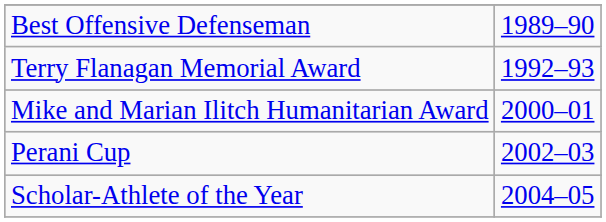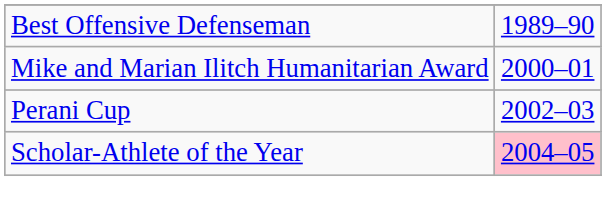- row: (186, 68)
(548, 195) no background -> (548, 152) pink background
